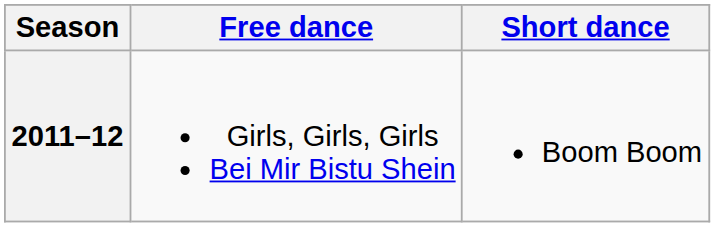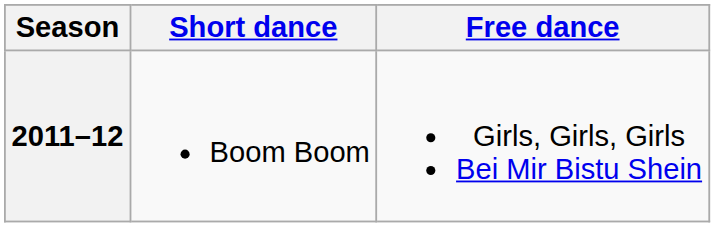columns swapped: (586, 27) <-> (296, 27)
